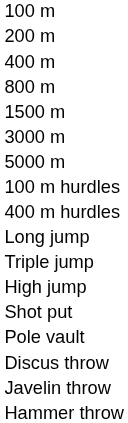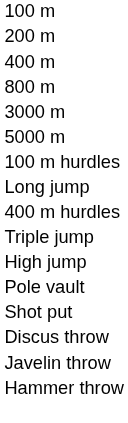- row: (35, 111)
rows swapped: (62, 212) <-> (47, 237)
rows swapped: (44, 337) <-> (38, 312)
